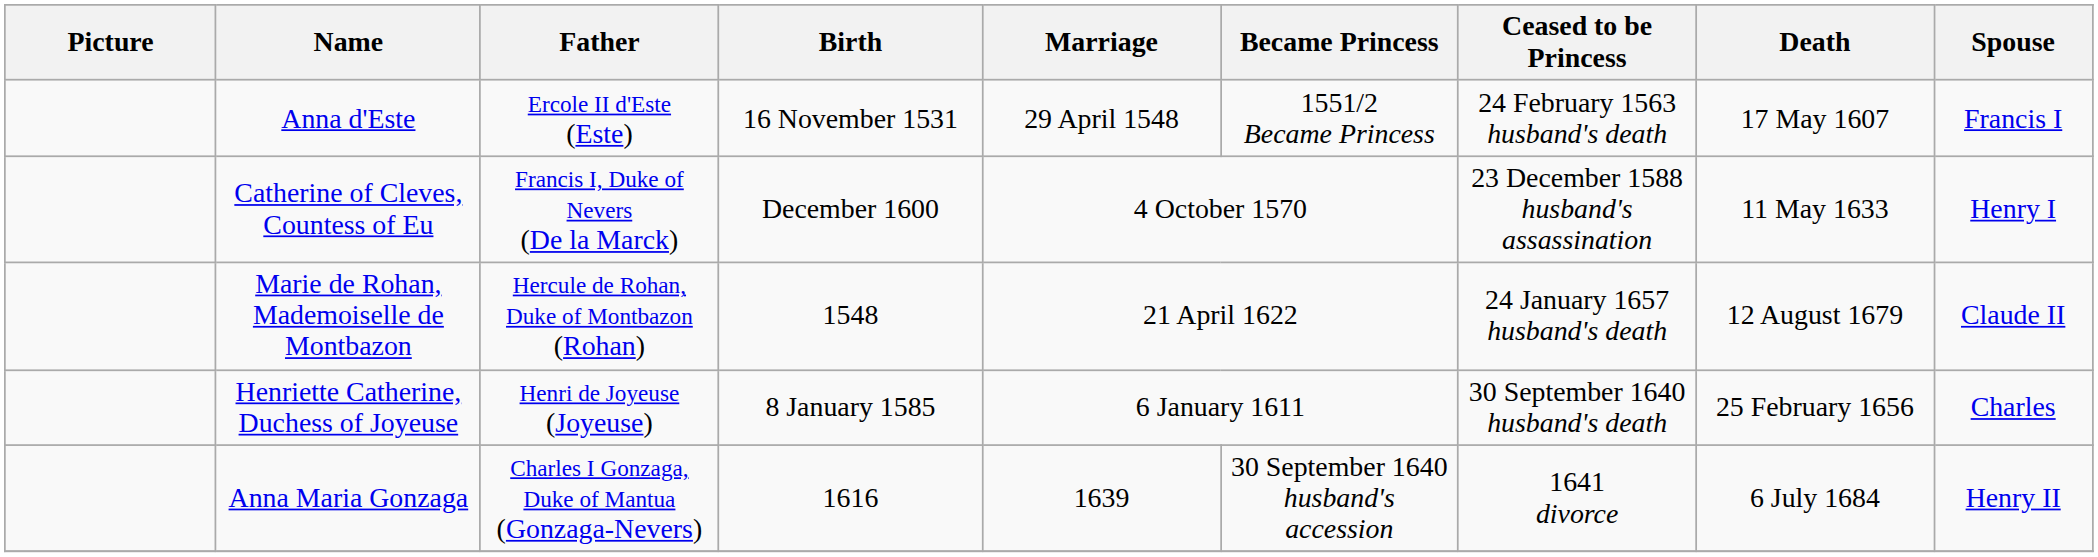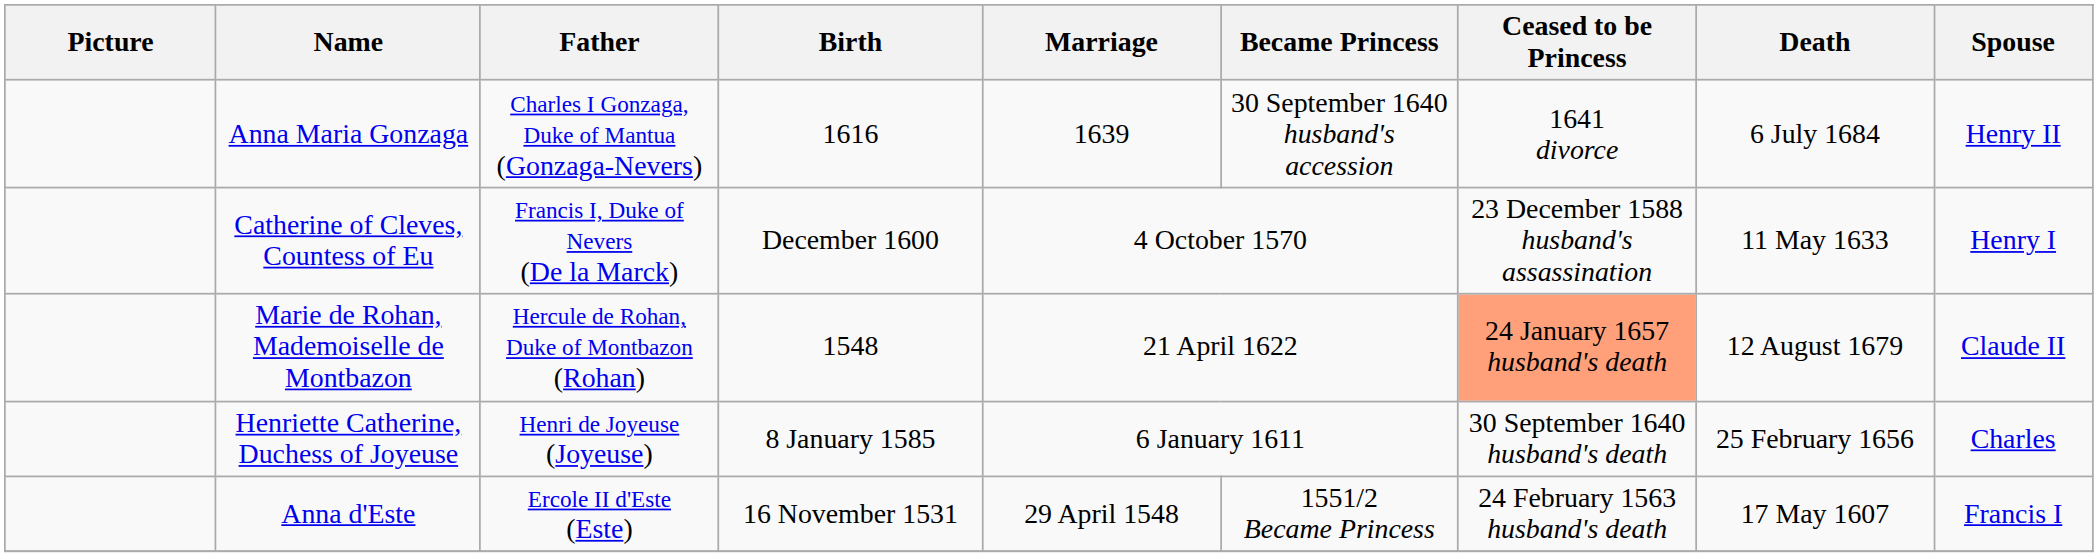rows swapped: (348, 117) <-> (348, 497)
(1577, 315) no background -> (1577, 346) lightsalmon background
